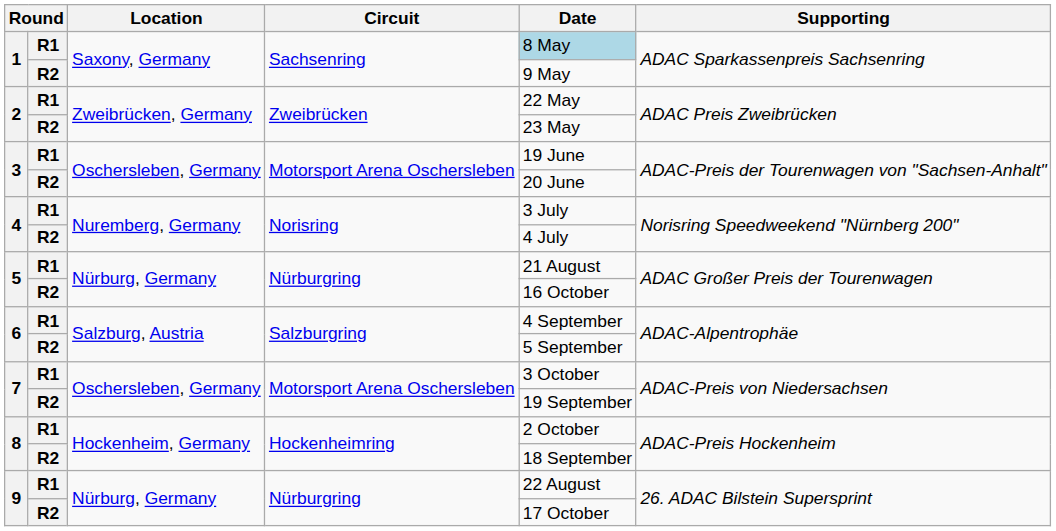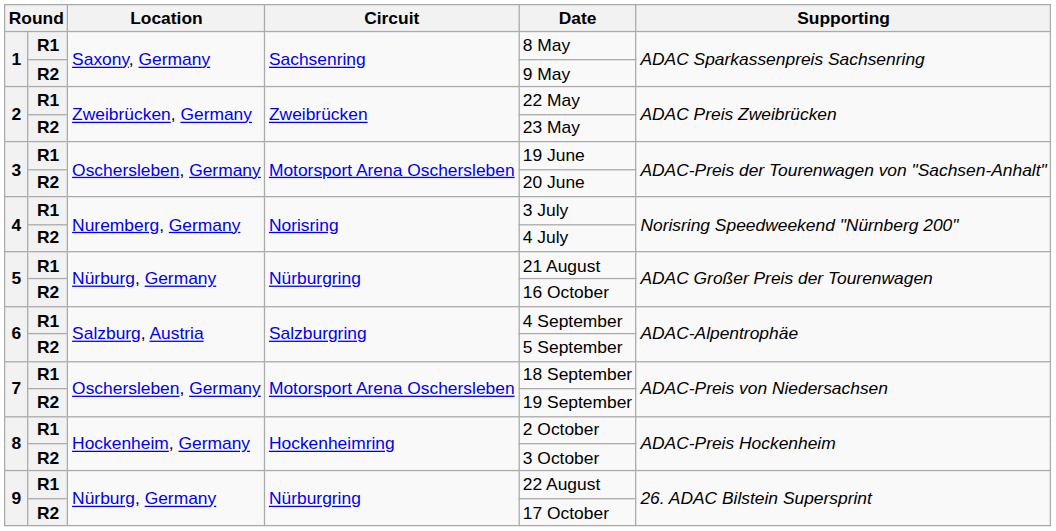(547, 45) lightblue background -> (547, 45) no background
(561, 375) 3 October -> (577, 375) 18 September
(577, 457) 18 September -> (561, 457) 3 October
